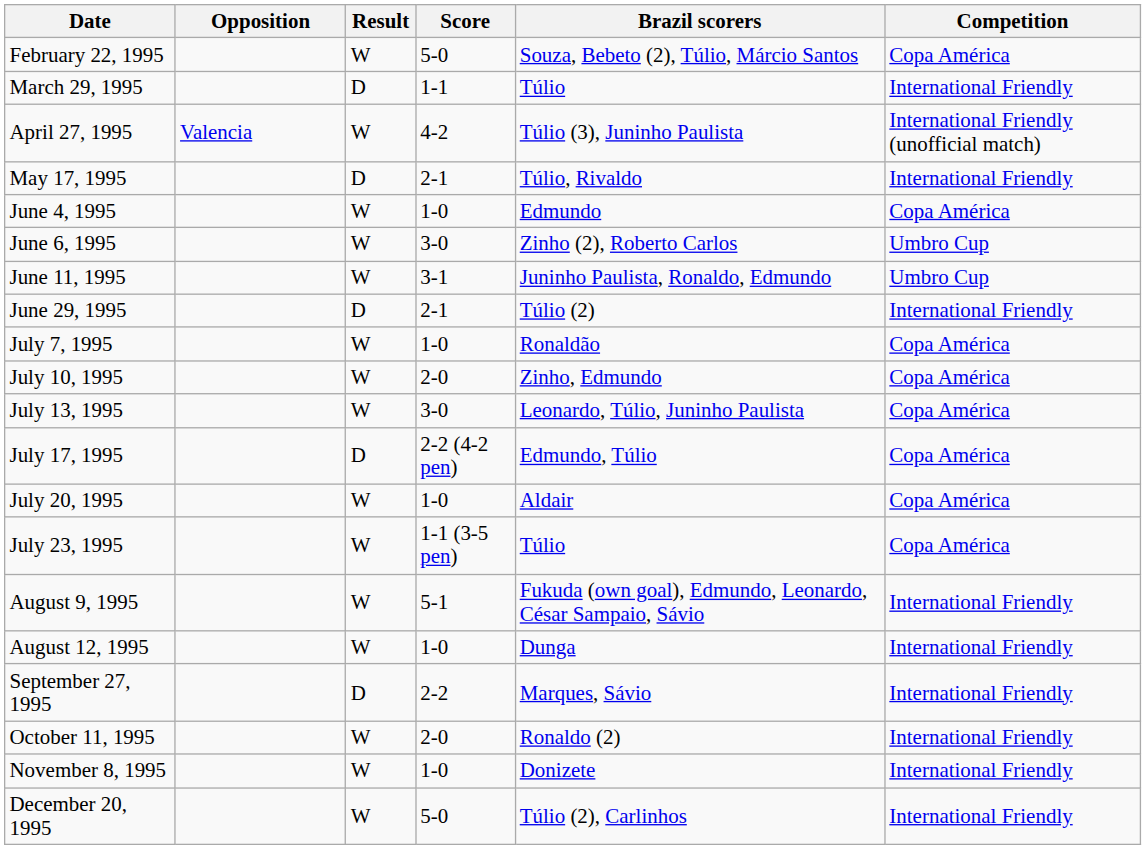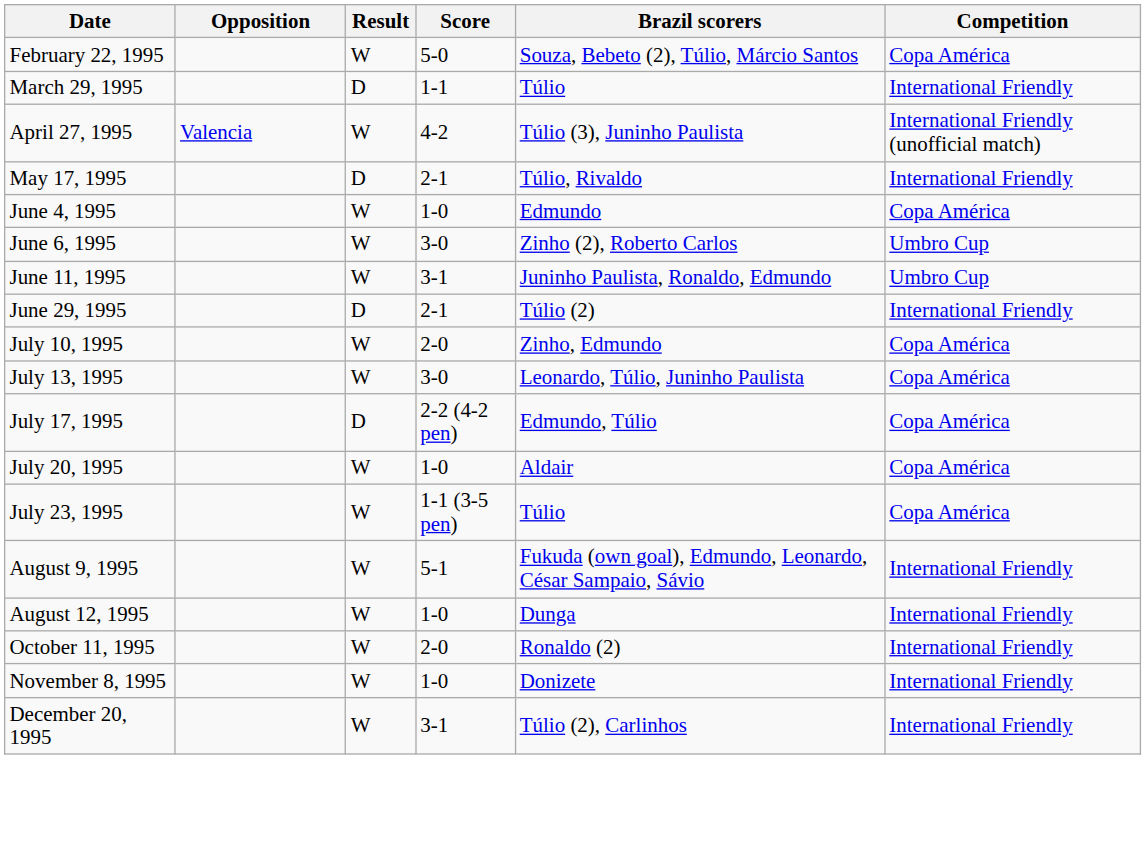- row: (61, 343)
- row: (70, 692)
(434, 815) 5-0 -> (434, 725) 3-1
